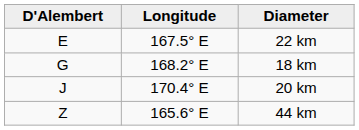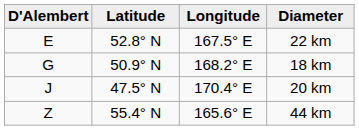+ column: (136, 16)
